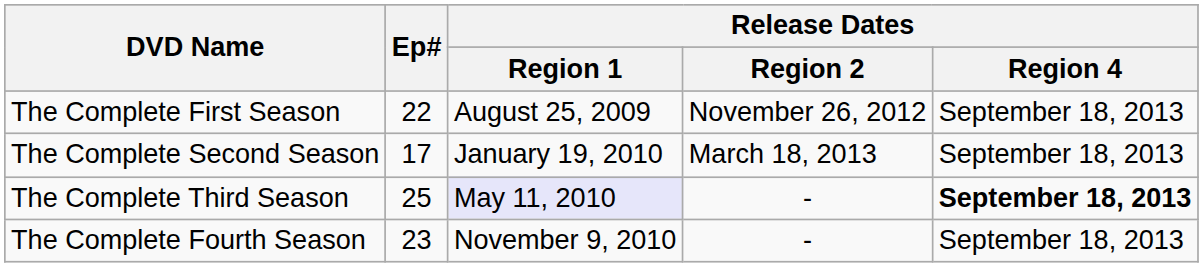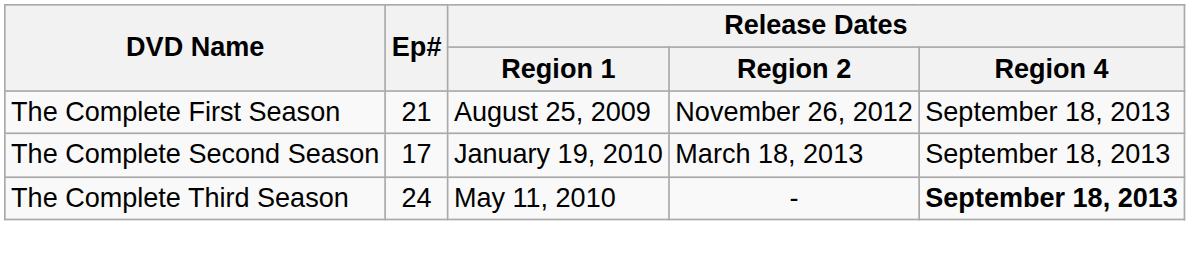(417, 111) 22 -> (417, 111) 21
(417, 197) 25 -> (417, 197) 24
(535, 197) lavender background -> (535, 197) no background
- row: (188, 240)
